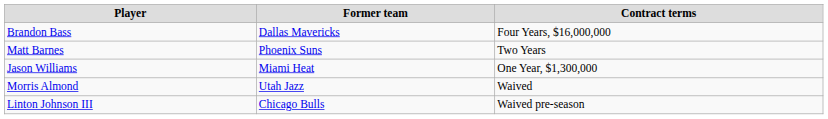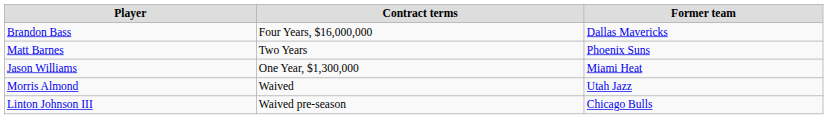columns swapped: (375, 13) <-> (659, 13)
